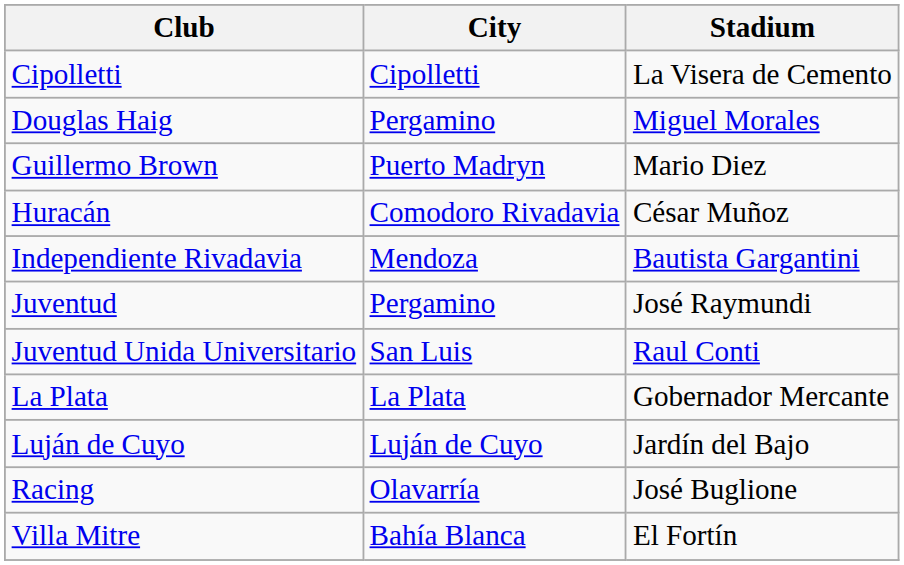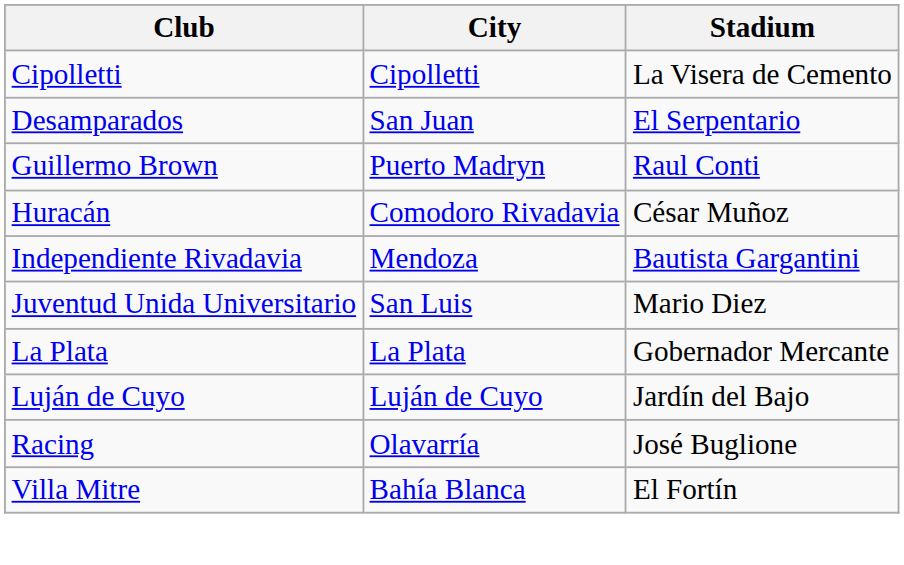+ row: (97, 119)
- row: (92, 119)
(700, 166) Mario Diez -> (696, 166) Raul Conti
- row: (64, 304)
(696, 350) Raul Conti -> (700, 304) Mario Diez
